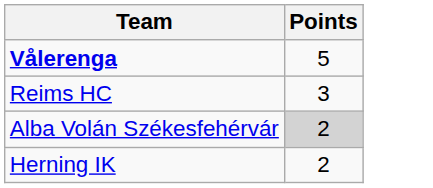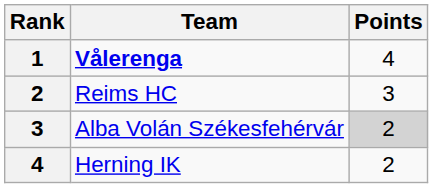+ column: (37, 22)
(323, 57) 5 -> (388, 57) 4
